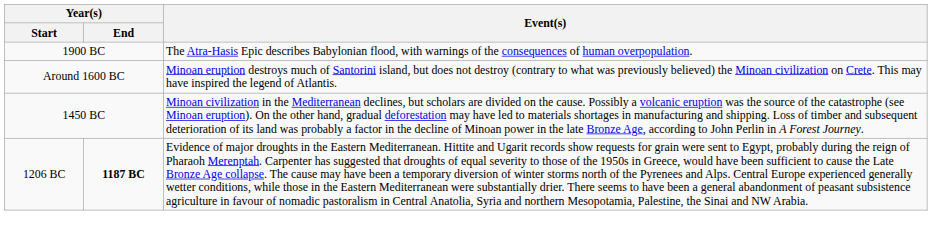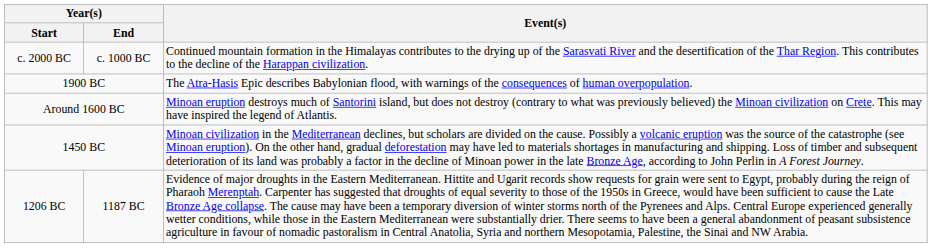+ row: (44, 58)
(124, 174) bold -> (124, 206) normal
